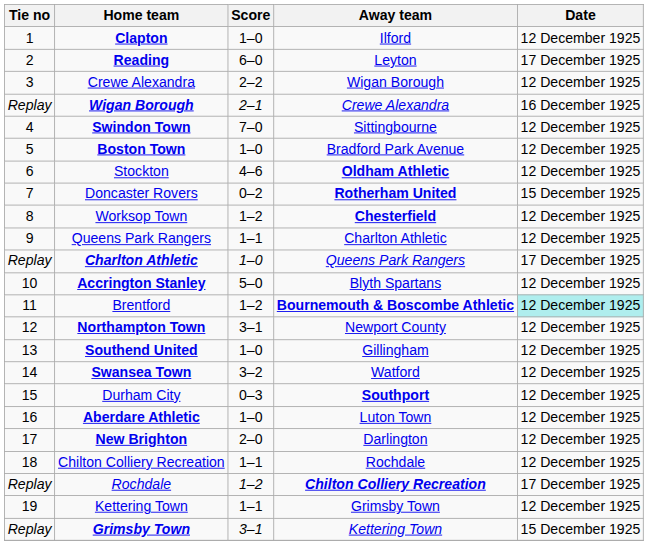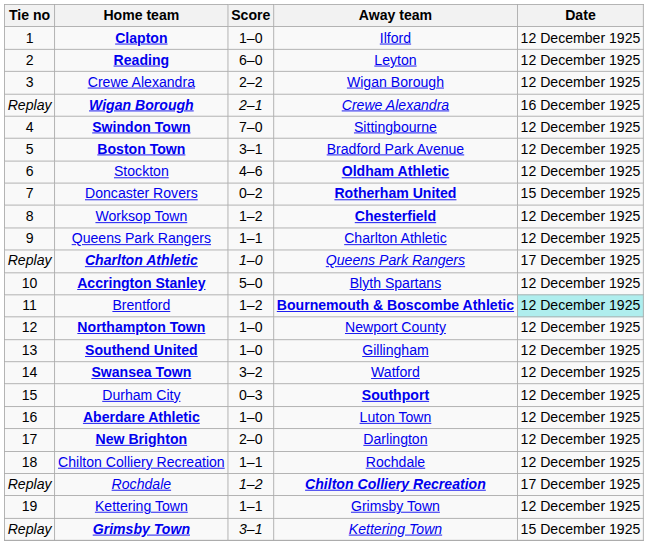(580, 60) 17 December 1925 -> (580, 60) 12 December 1925
(251, 149) 1–0 -> (251, 149) 3–1
(251, 328) 3–1 -> (251, 328) 1–0
